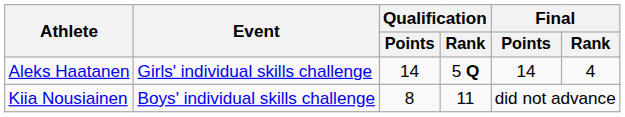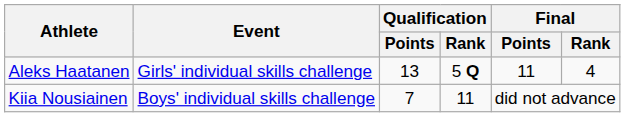(410, 71) 14 -> (410, 71) 13
(526, 71) 14 -> (526, 71) 11
(410, 98) 8 -> (410, 98) 7
